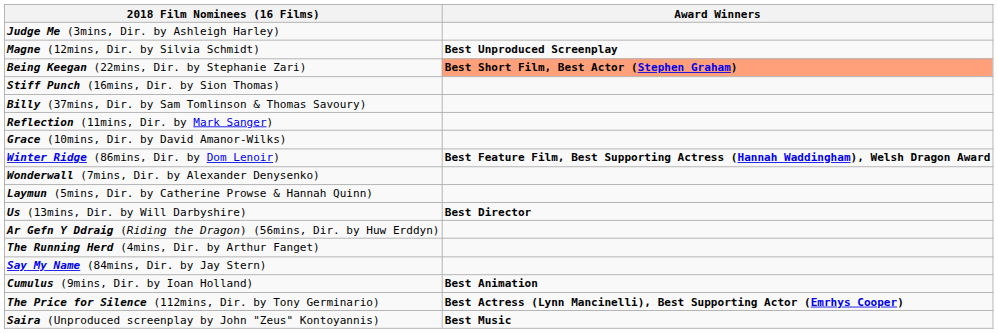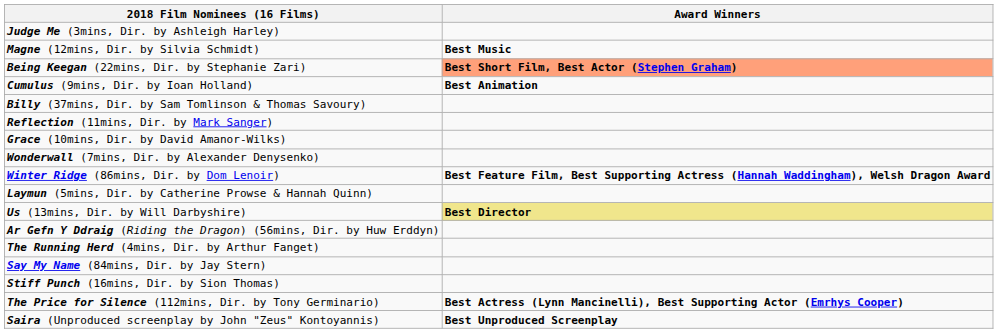(531, 49) Best Unproduced Screenplay -> (478, 49) Best Music
rows swapped: (143, 85) <-> (130, 284)
rows swapped: (143, 158) <-> (163, 176)
(488, 212) no background -> (488, 212) khaki background
(478, 320) Best Music -> (531, 320) Best Unproduced Screenplay
